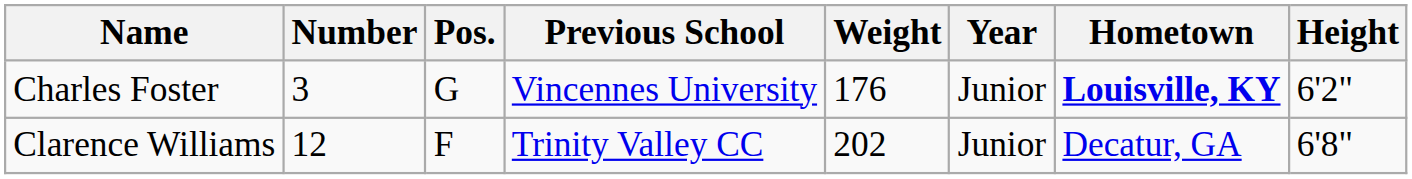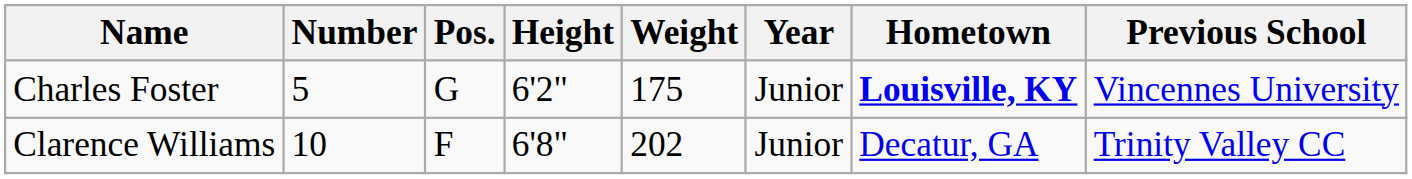columns swapped: (1348, 32) <-> (664, 32)
(300, 88) 3 -> (300, 88) 5
(860, 88) 176 -> (657, 88) 175
(309, 144) 12 -> (309, 144) 10
